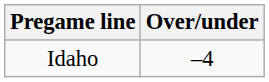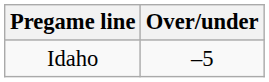(202, 58) –4 -> (202, 58) –5
